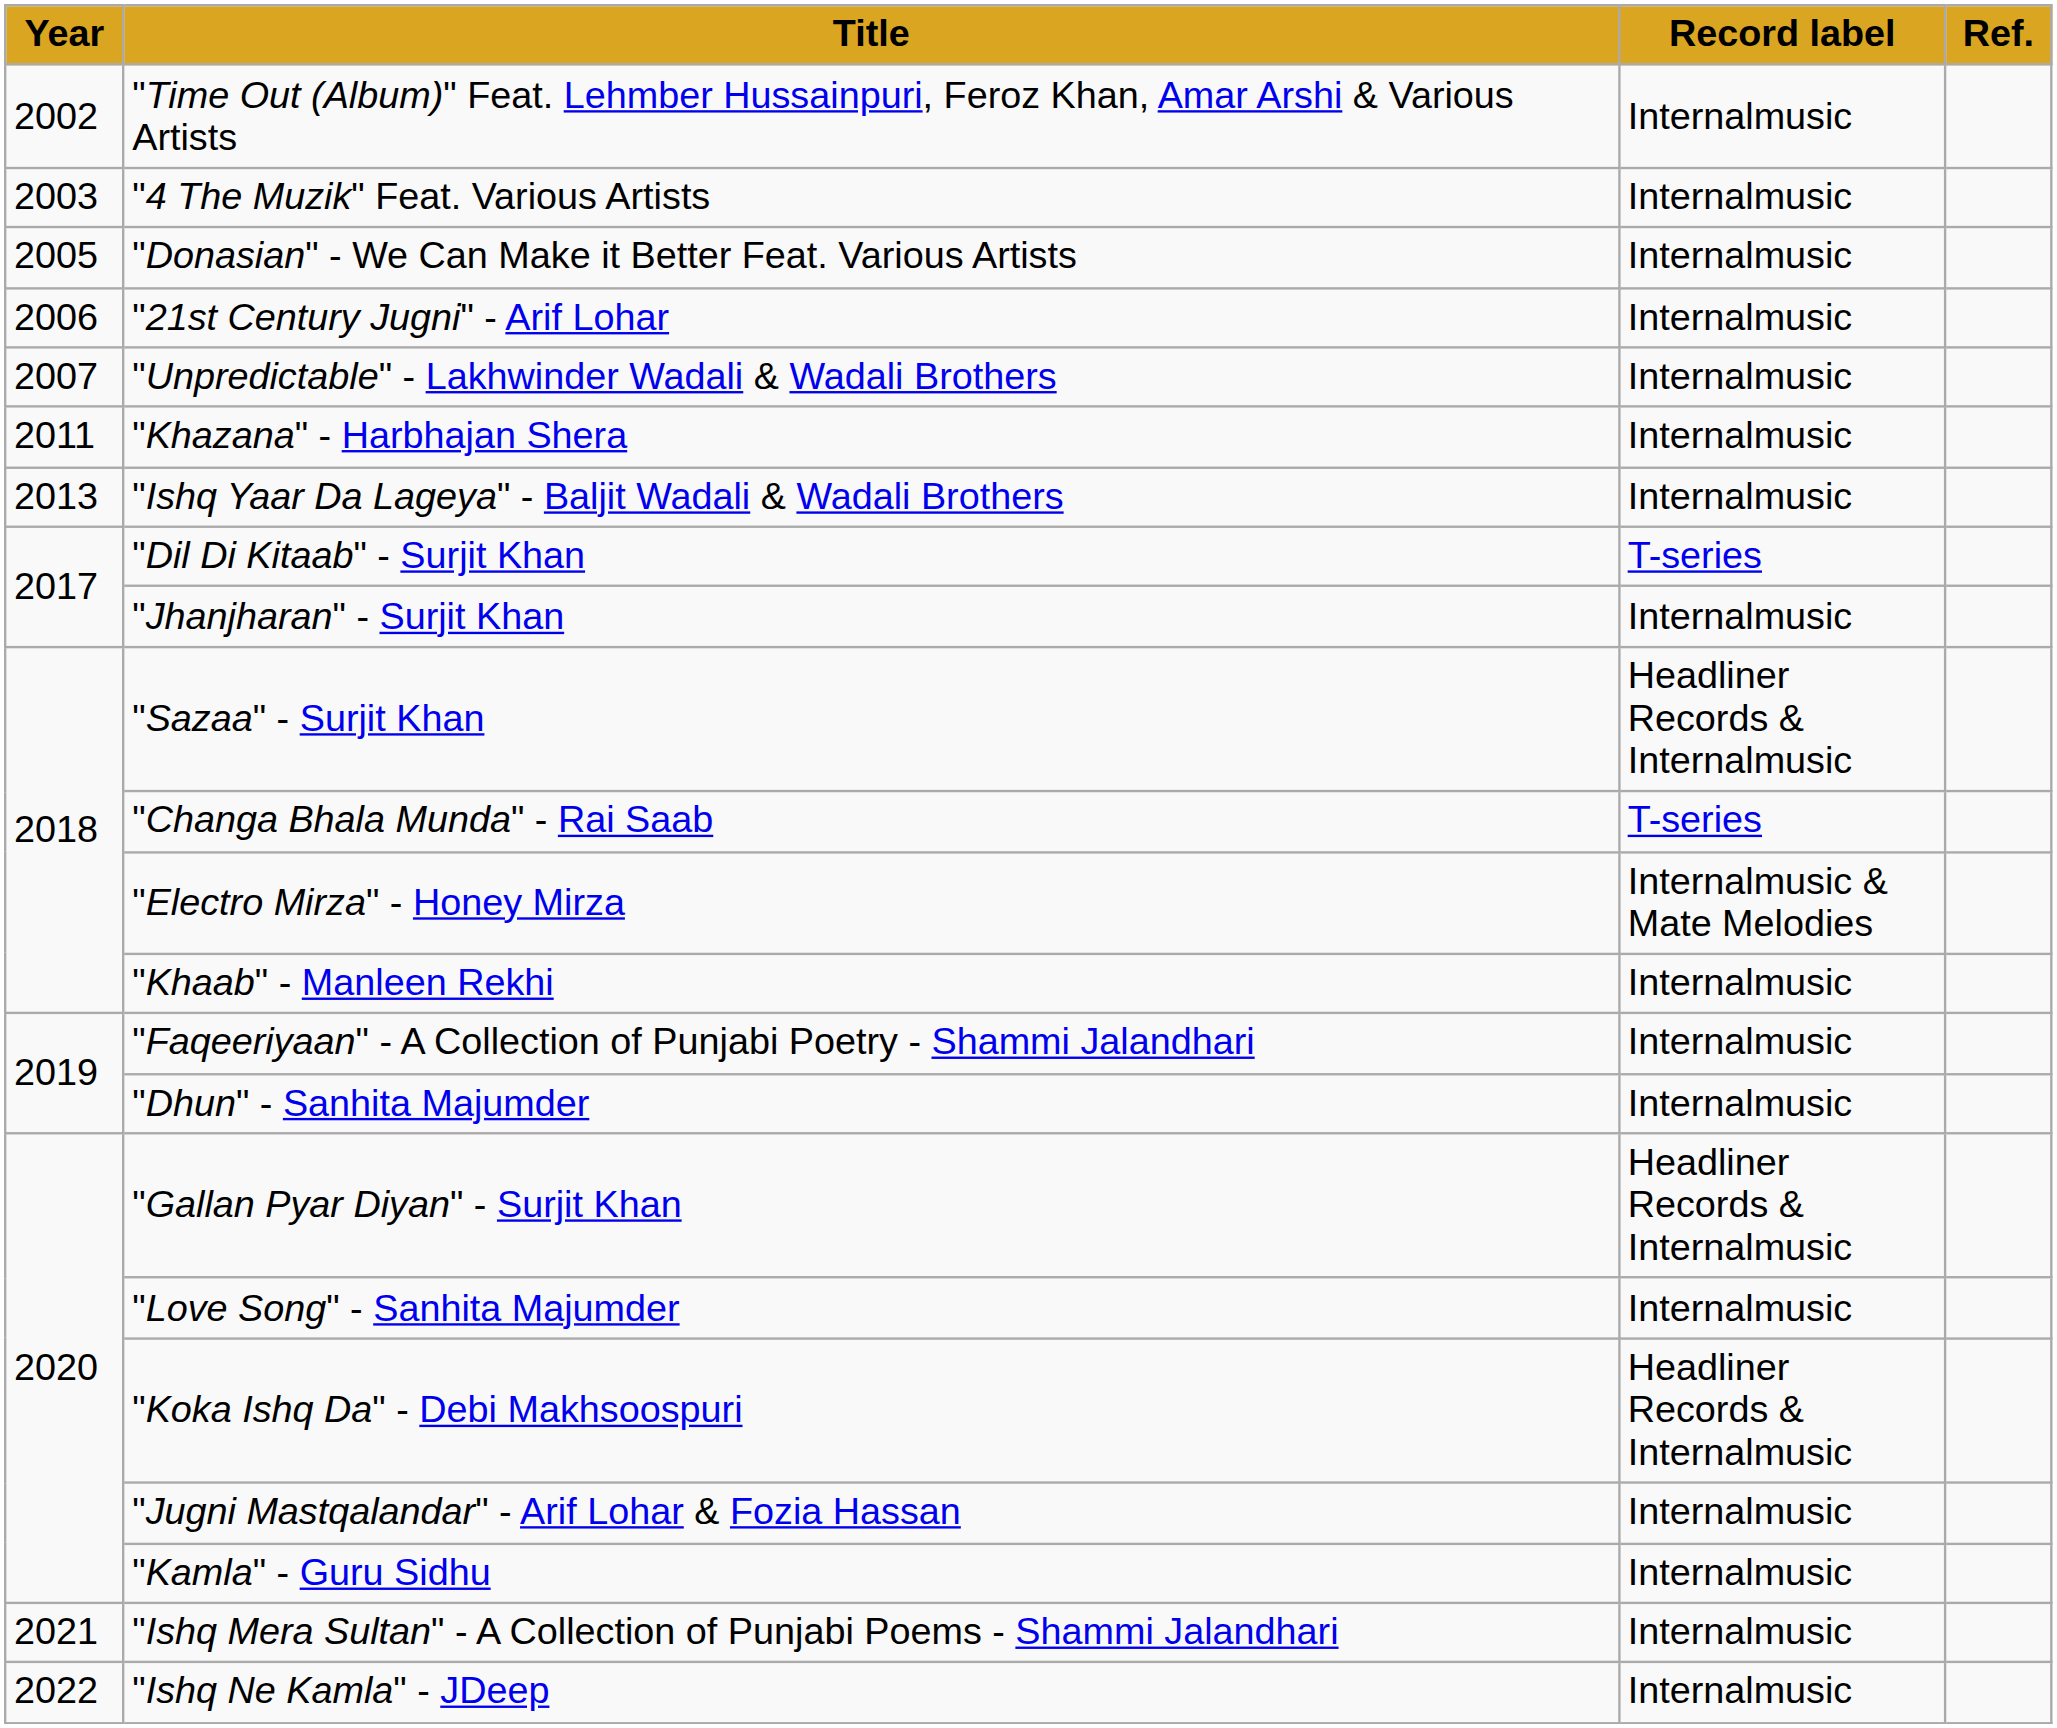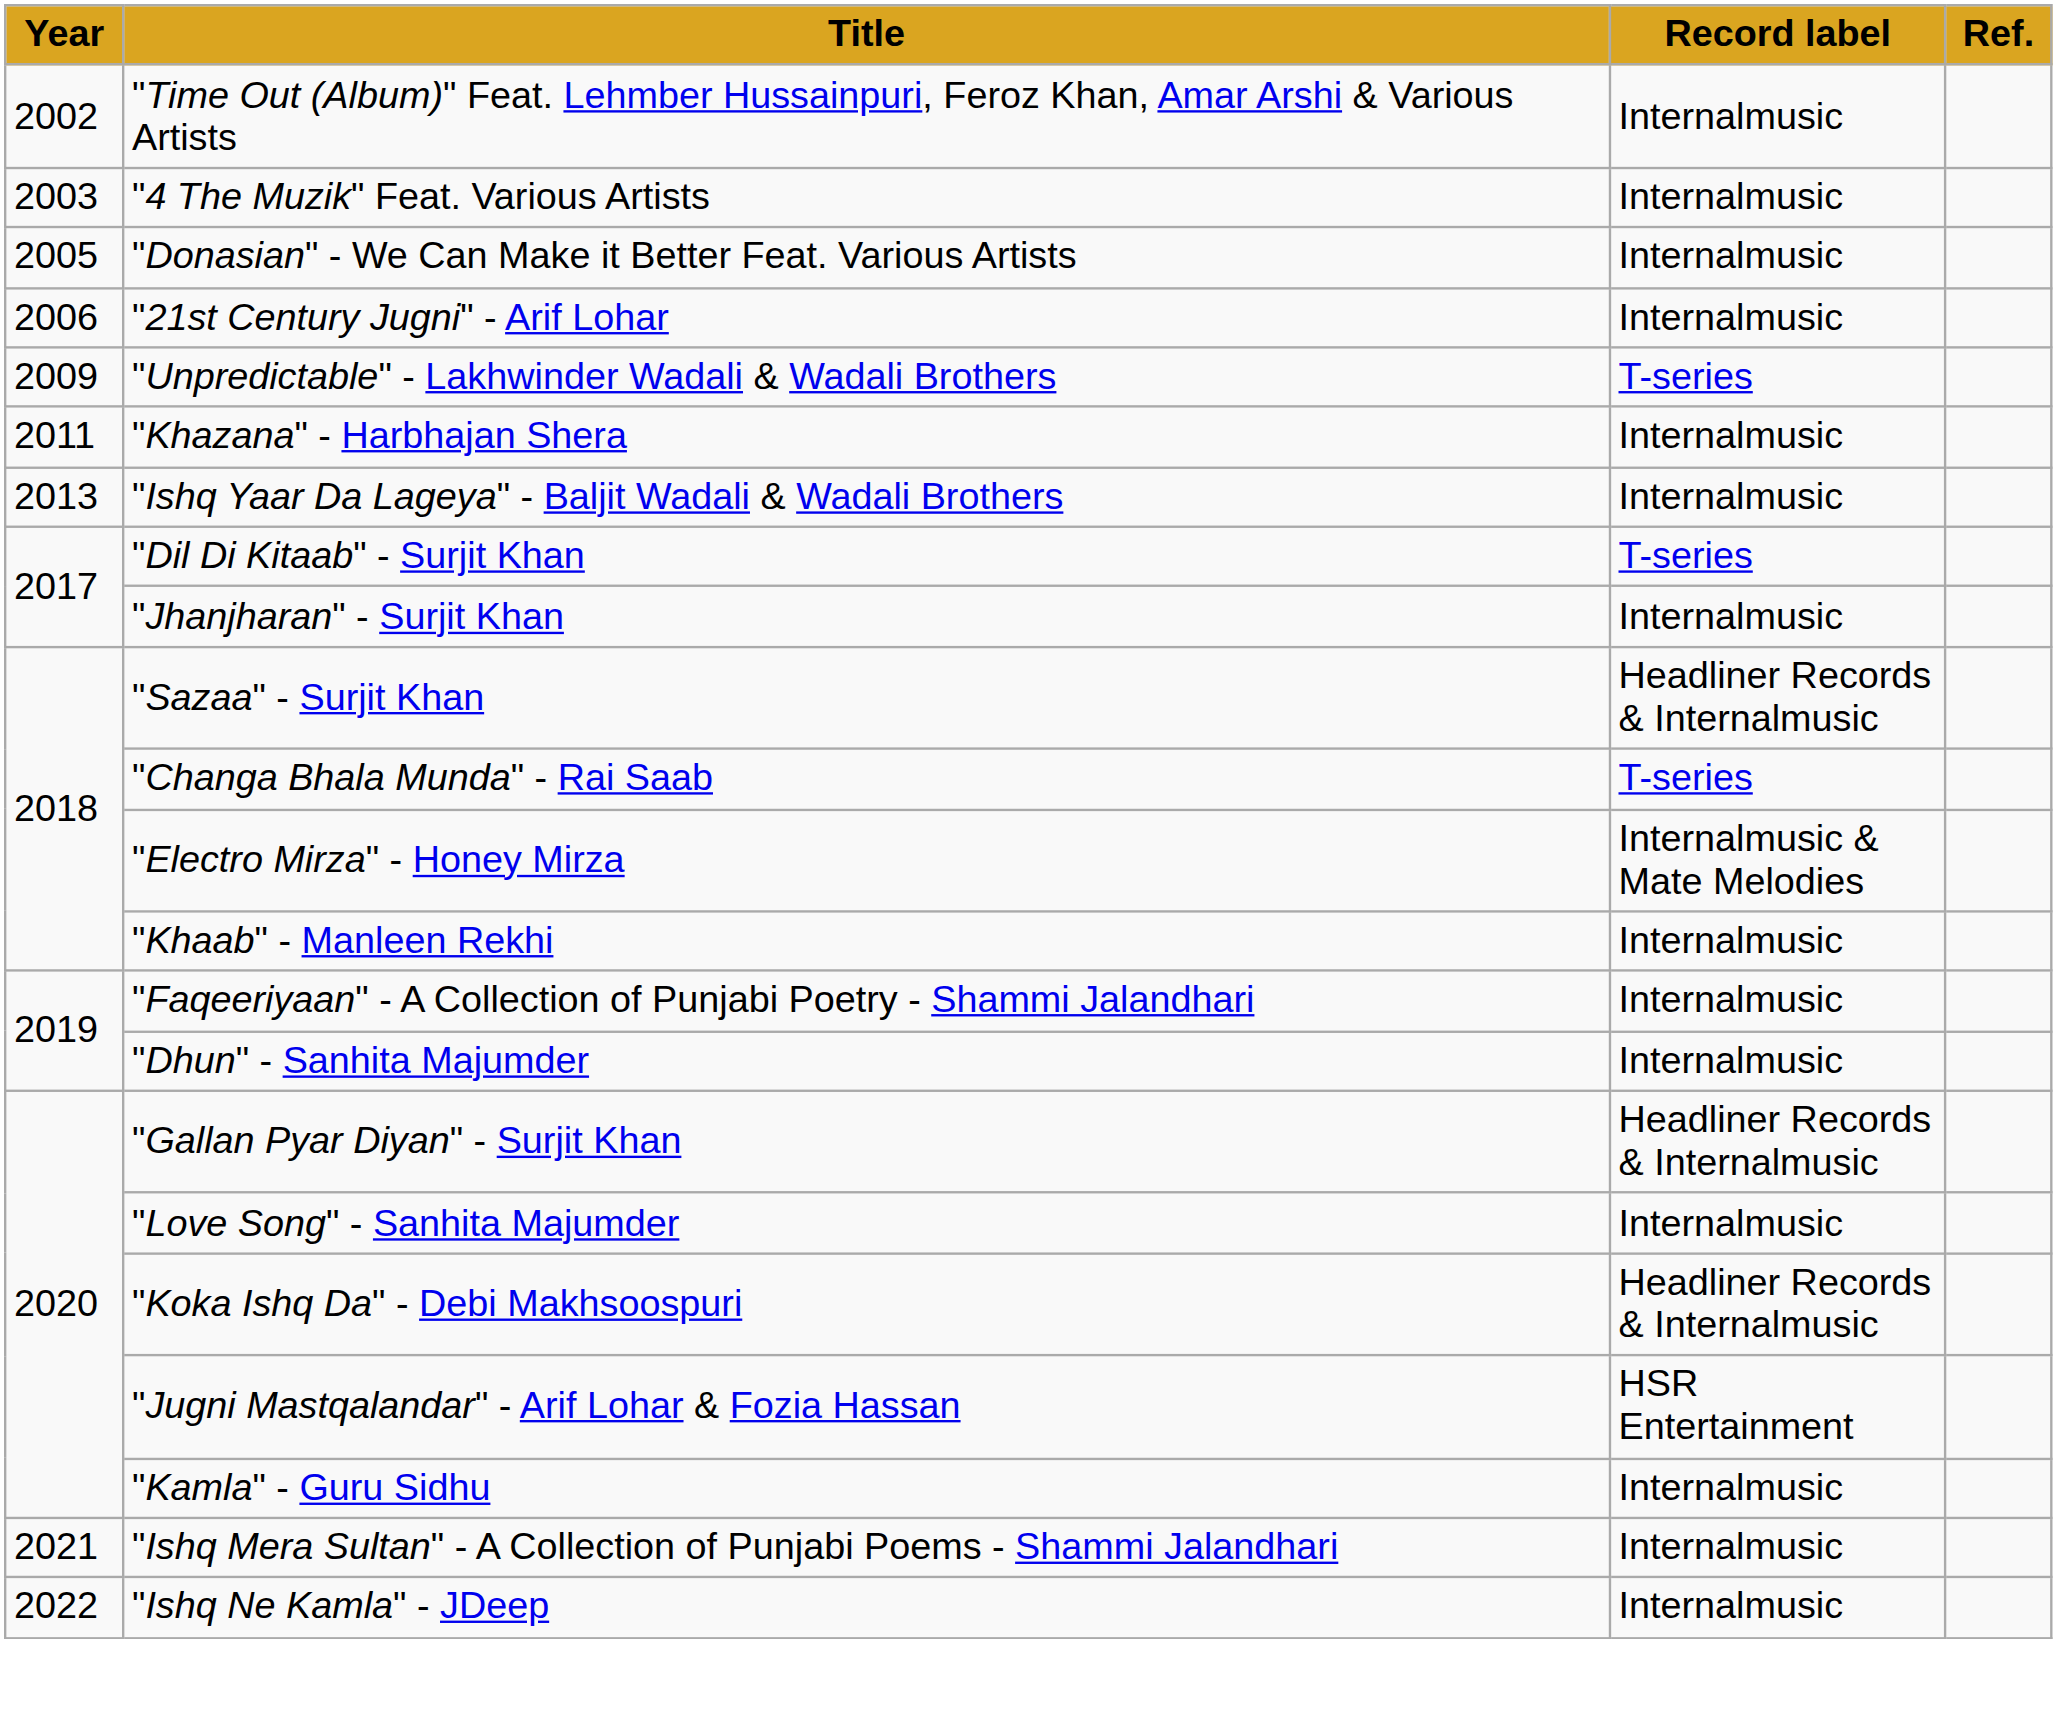(56, 376) 2007 -> (56, 376) 2009
(1740, 376) Internalmusic -> (1686, 376) T-series
(1740, 1512) Internalmusic -> (1736, 1405) HSR Entertainment
